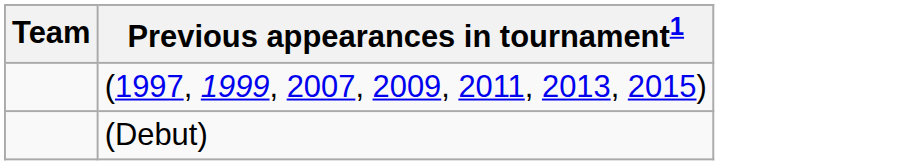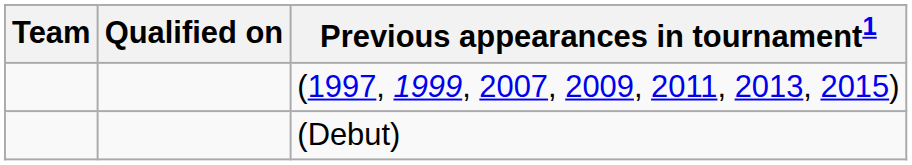+ column: (194, 33)
